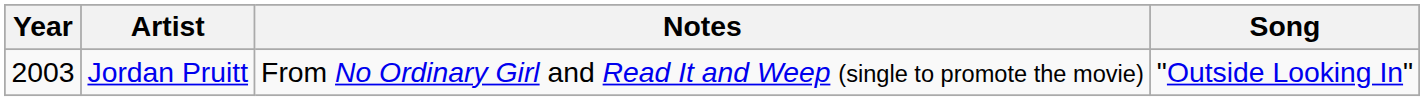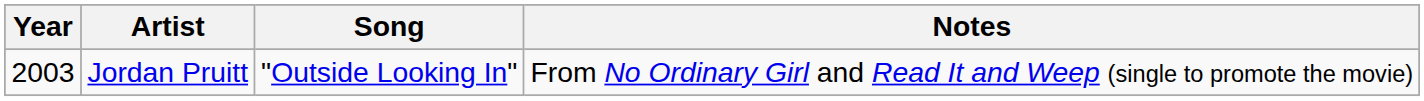columns swapped: (1285, 26) <-> (702, 26)
